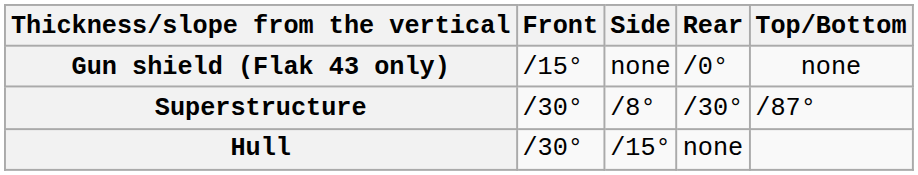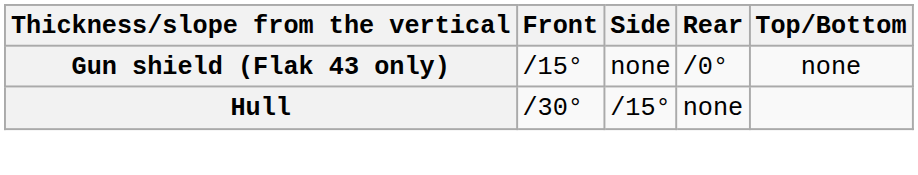- row: (261, 108)
